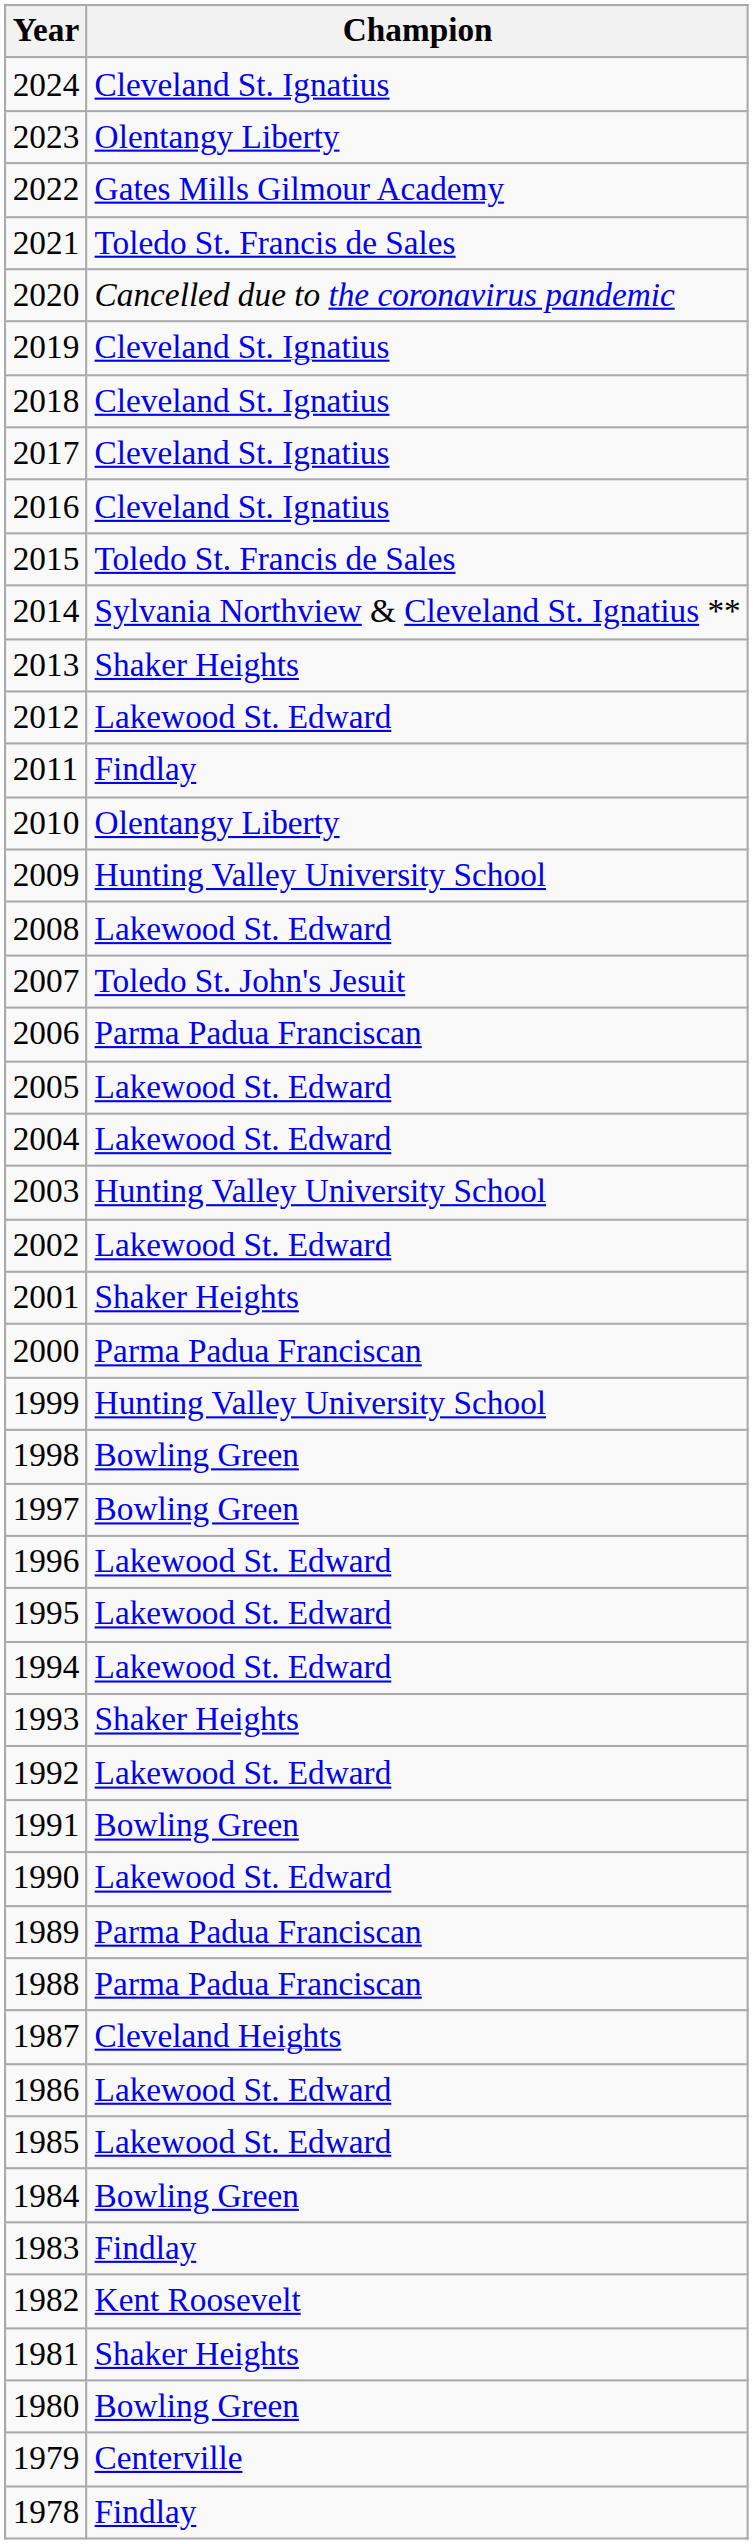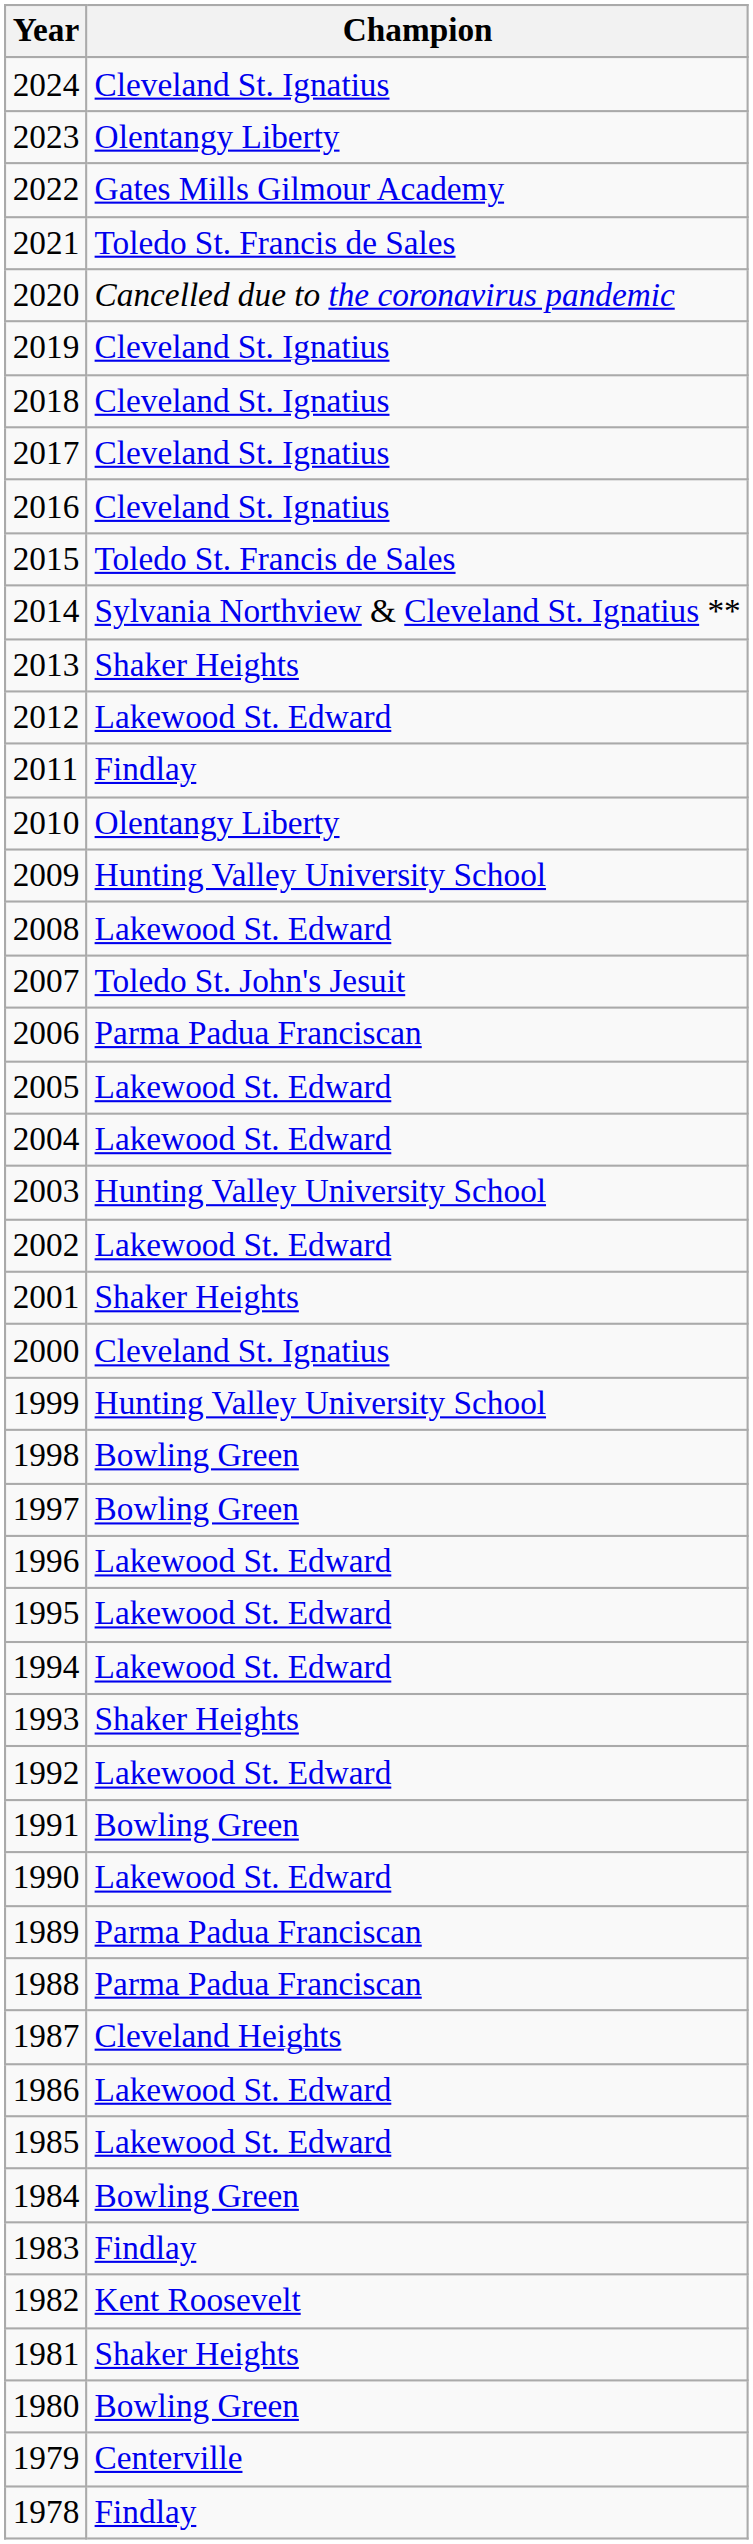(258, 1350) Parma Padua Franciscan -> (242, 1350) Cleveland St. Ignatius
